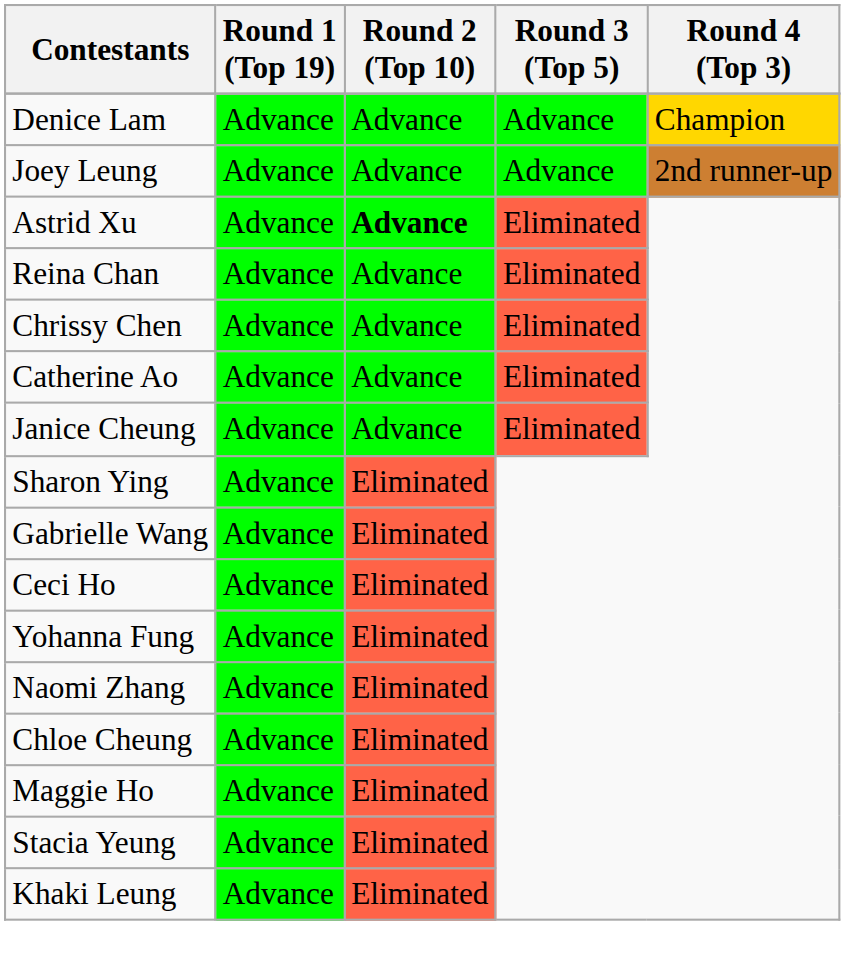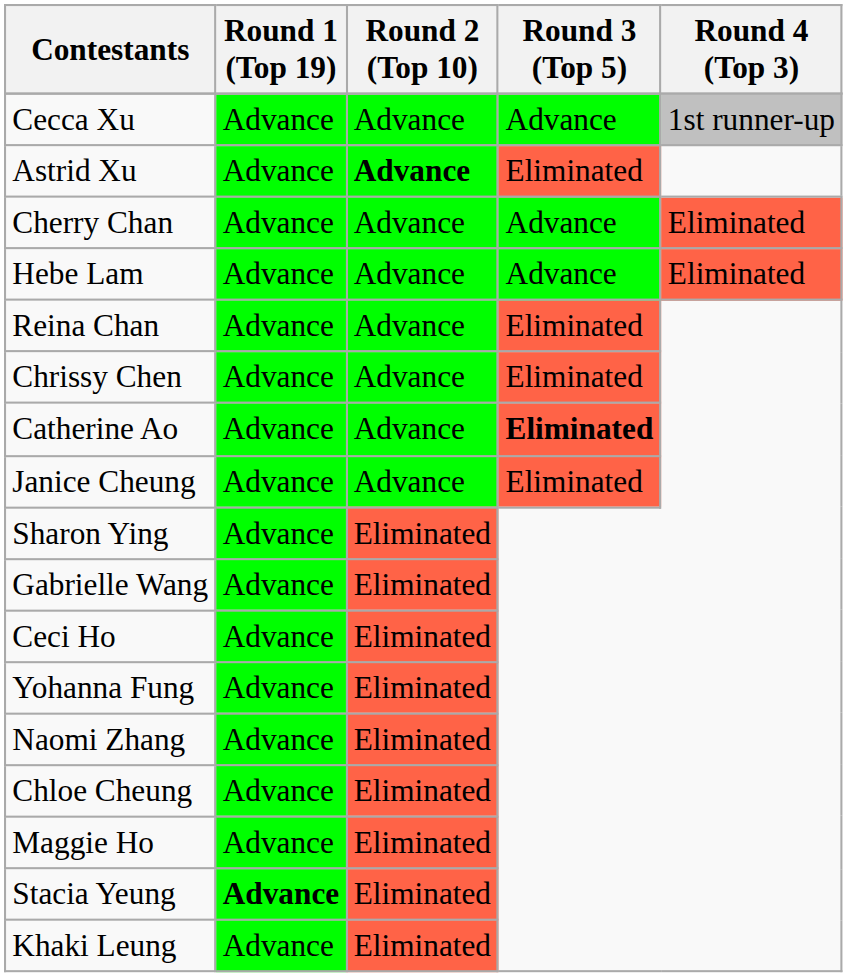- row: (89, 119)
+ row: (74, 119)
- row: (85, 170)
+ row: (93, 222)
+ row: (78, 274)
(572, 377) normal -> (579, 428) bold
(278, 842) normal -> (281, 893) bold
